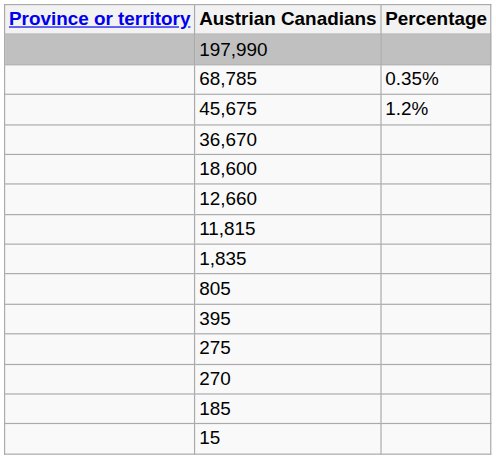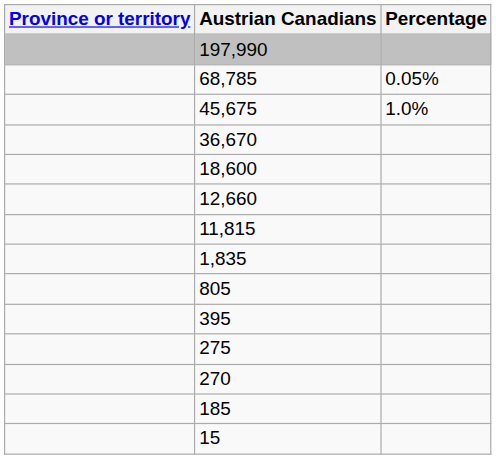(412, 79) 0.35% -> (412, 79) 0.05%
(407, 109) 1.2% -> (407, 109) 1.0%
